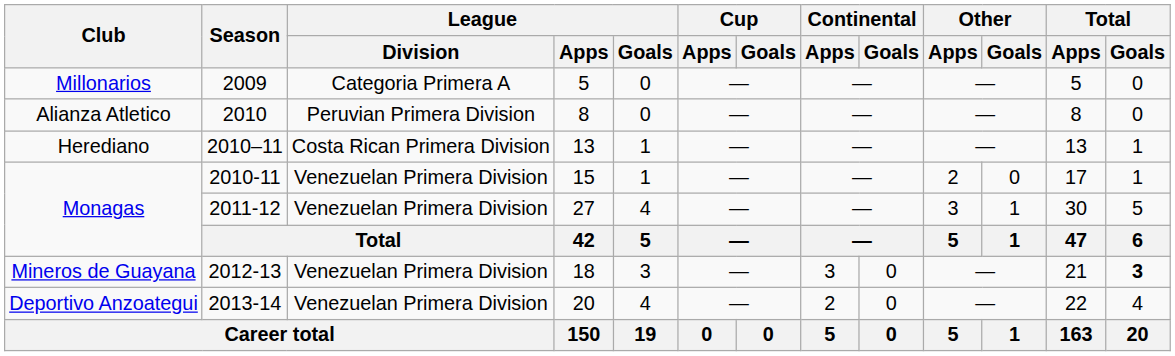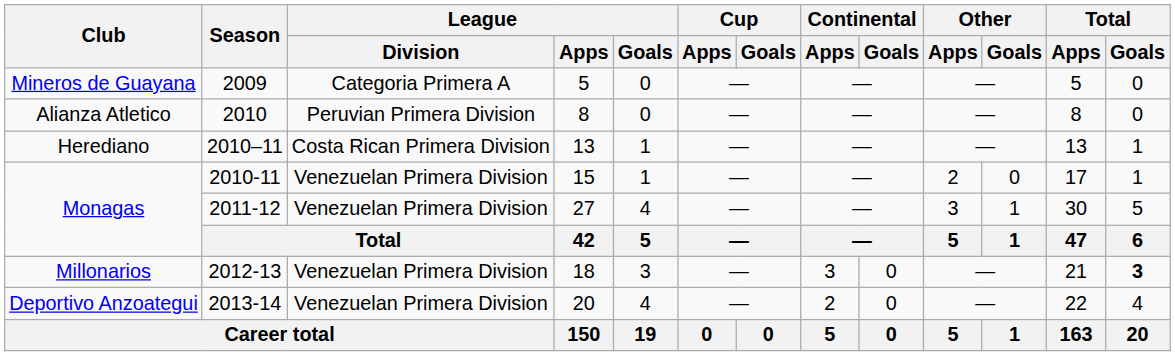(103, 83) Millonarios -> (103, 83) Mineros de Guayana
(103, 271) Mineros de Guayana -> (103, 271) Millonarios
